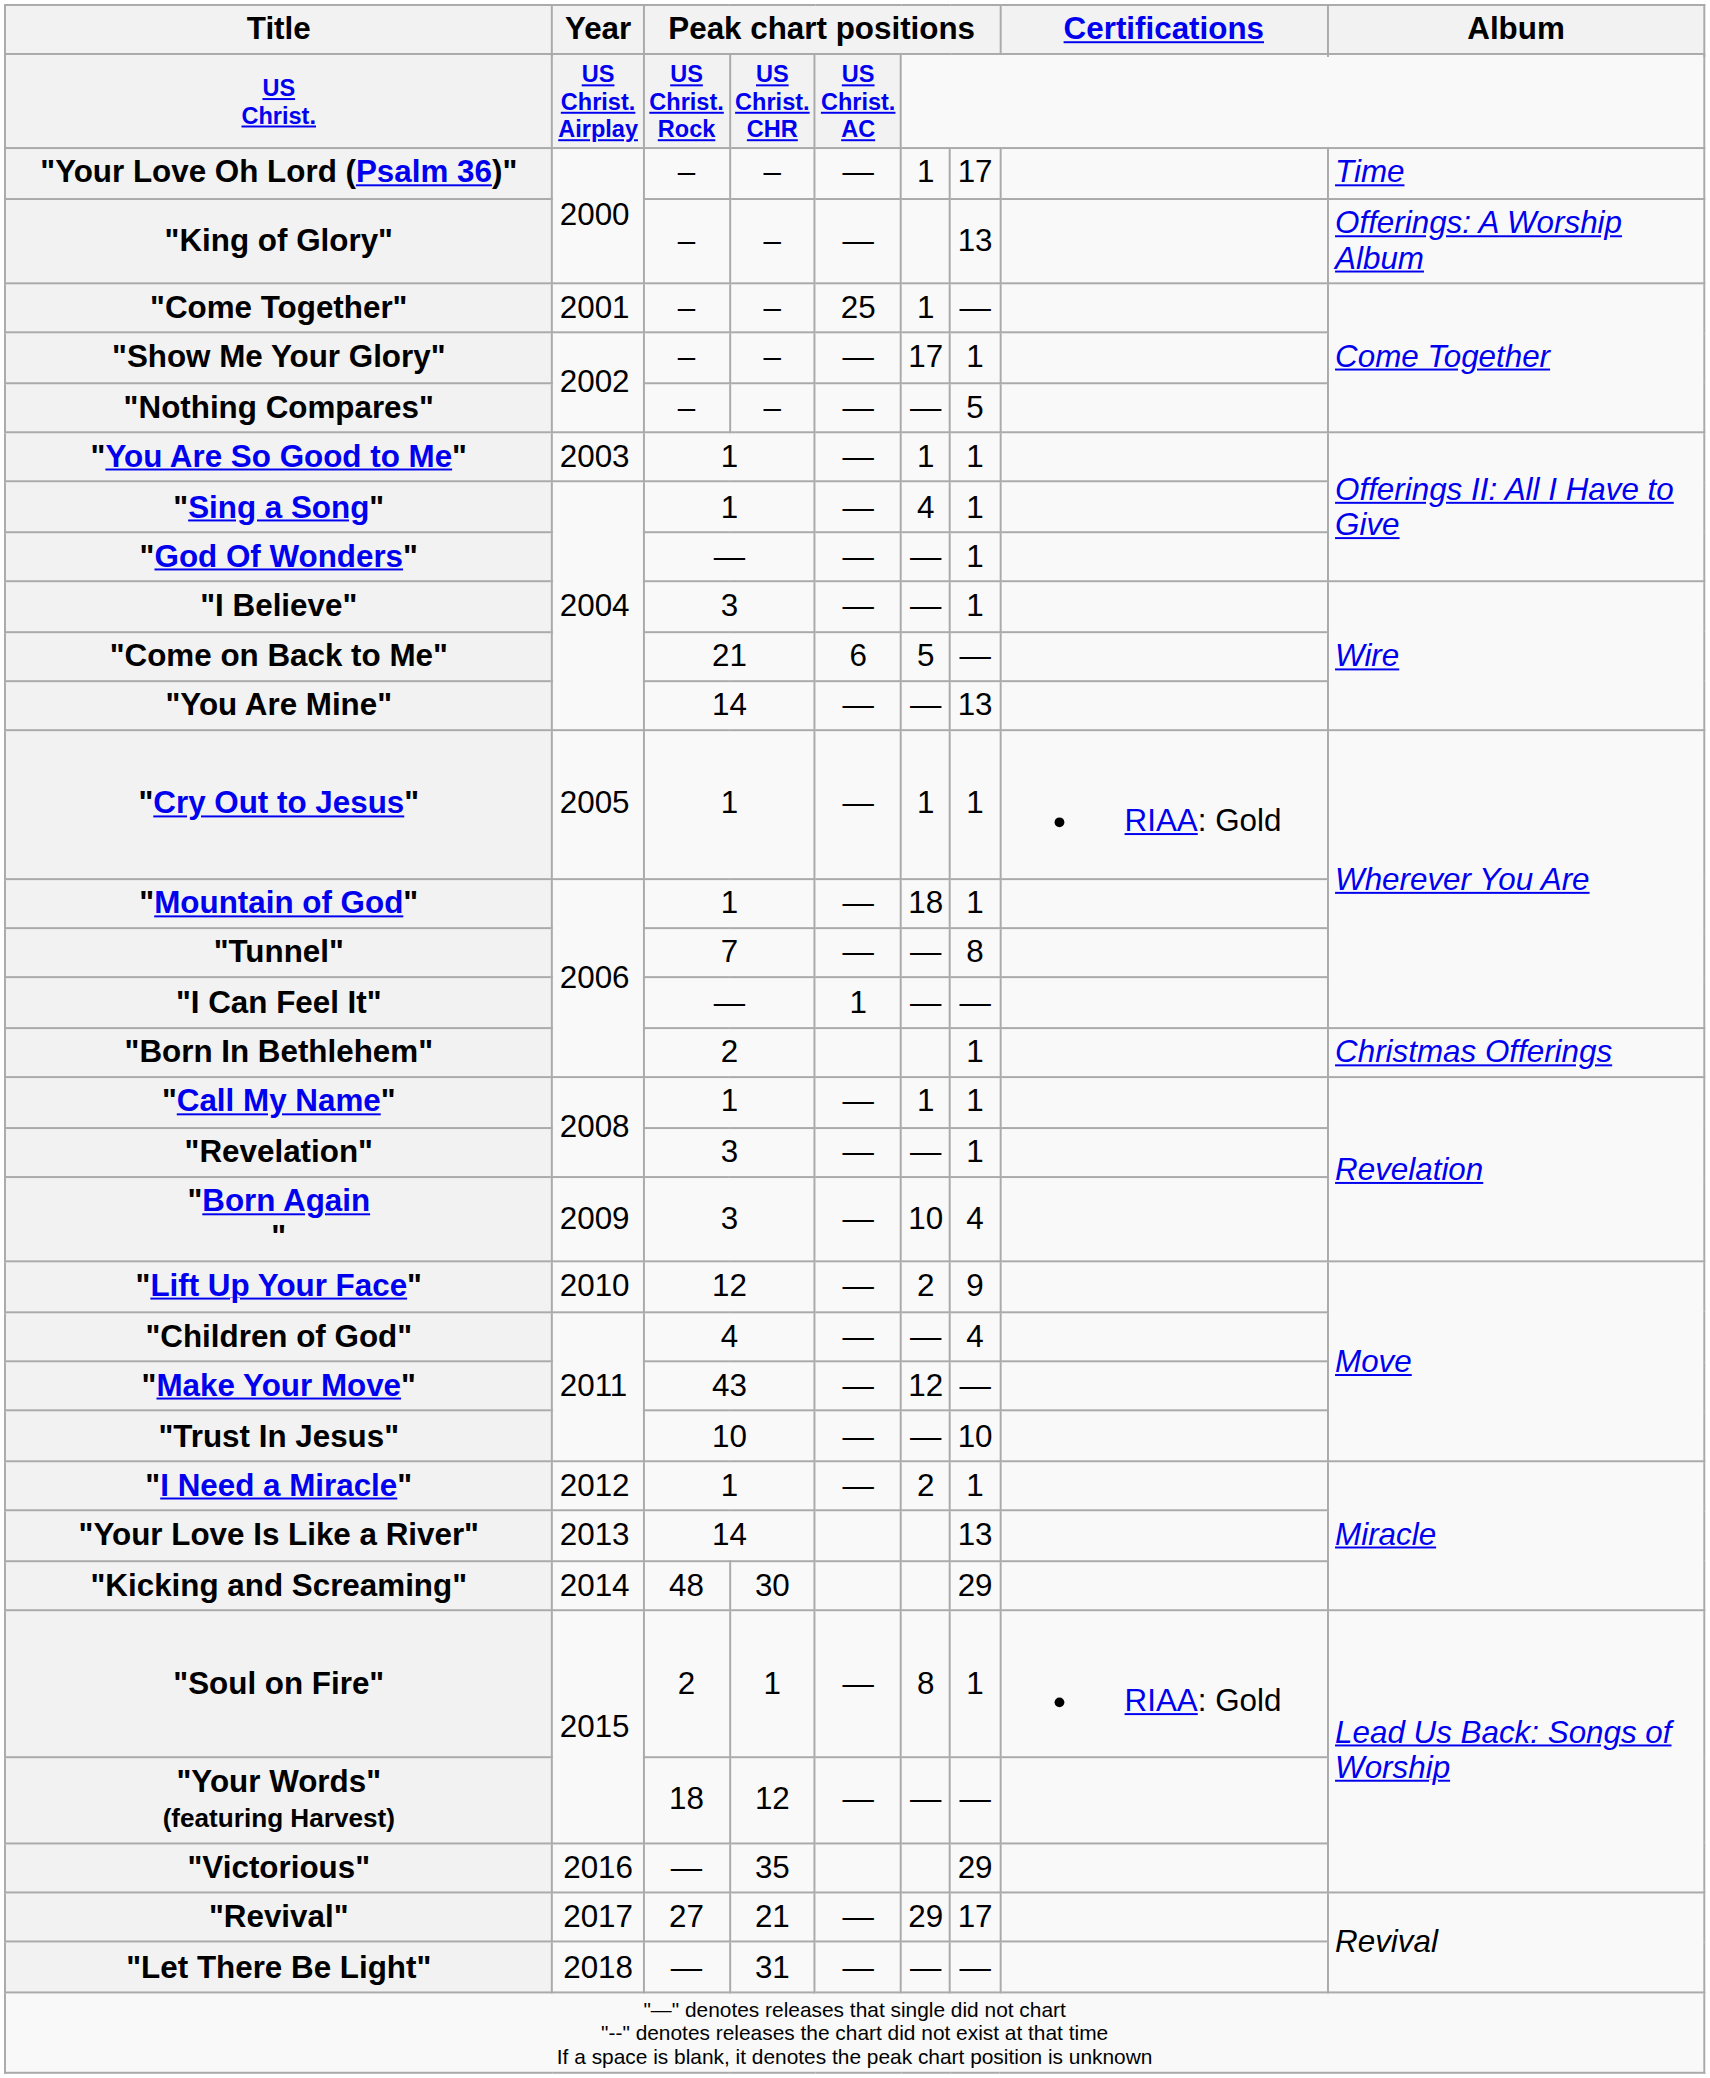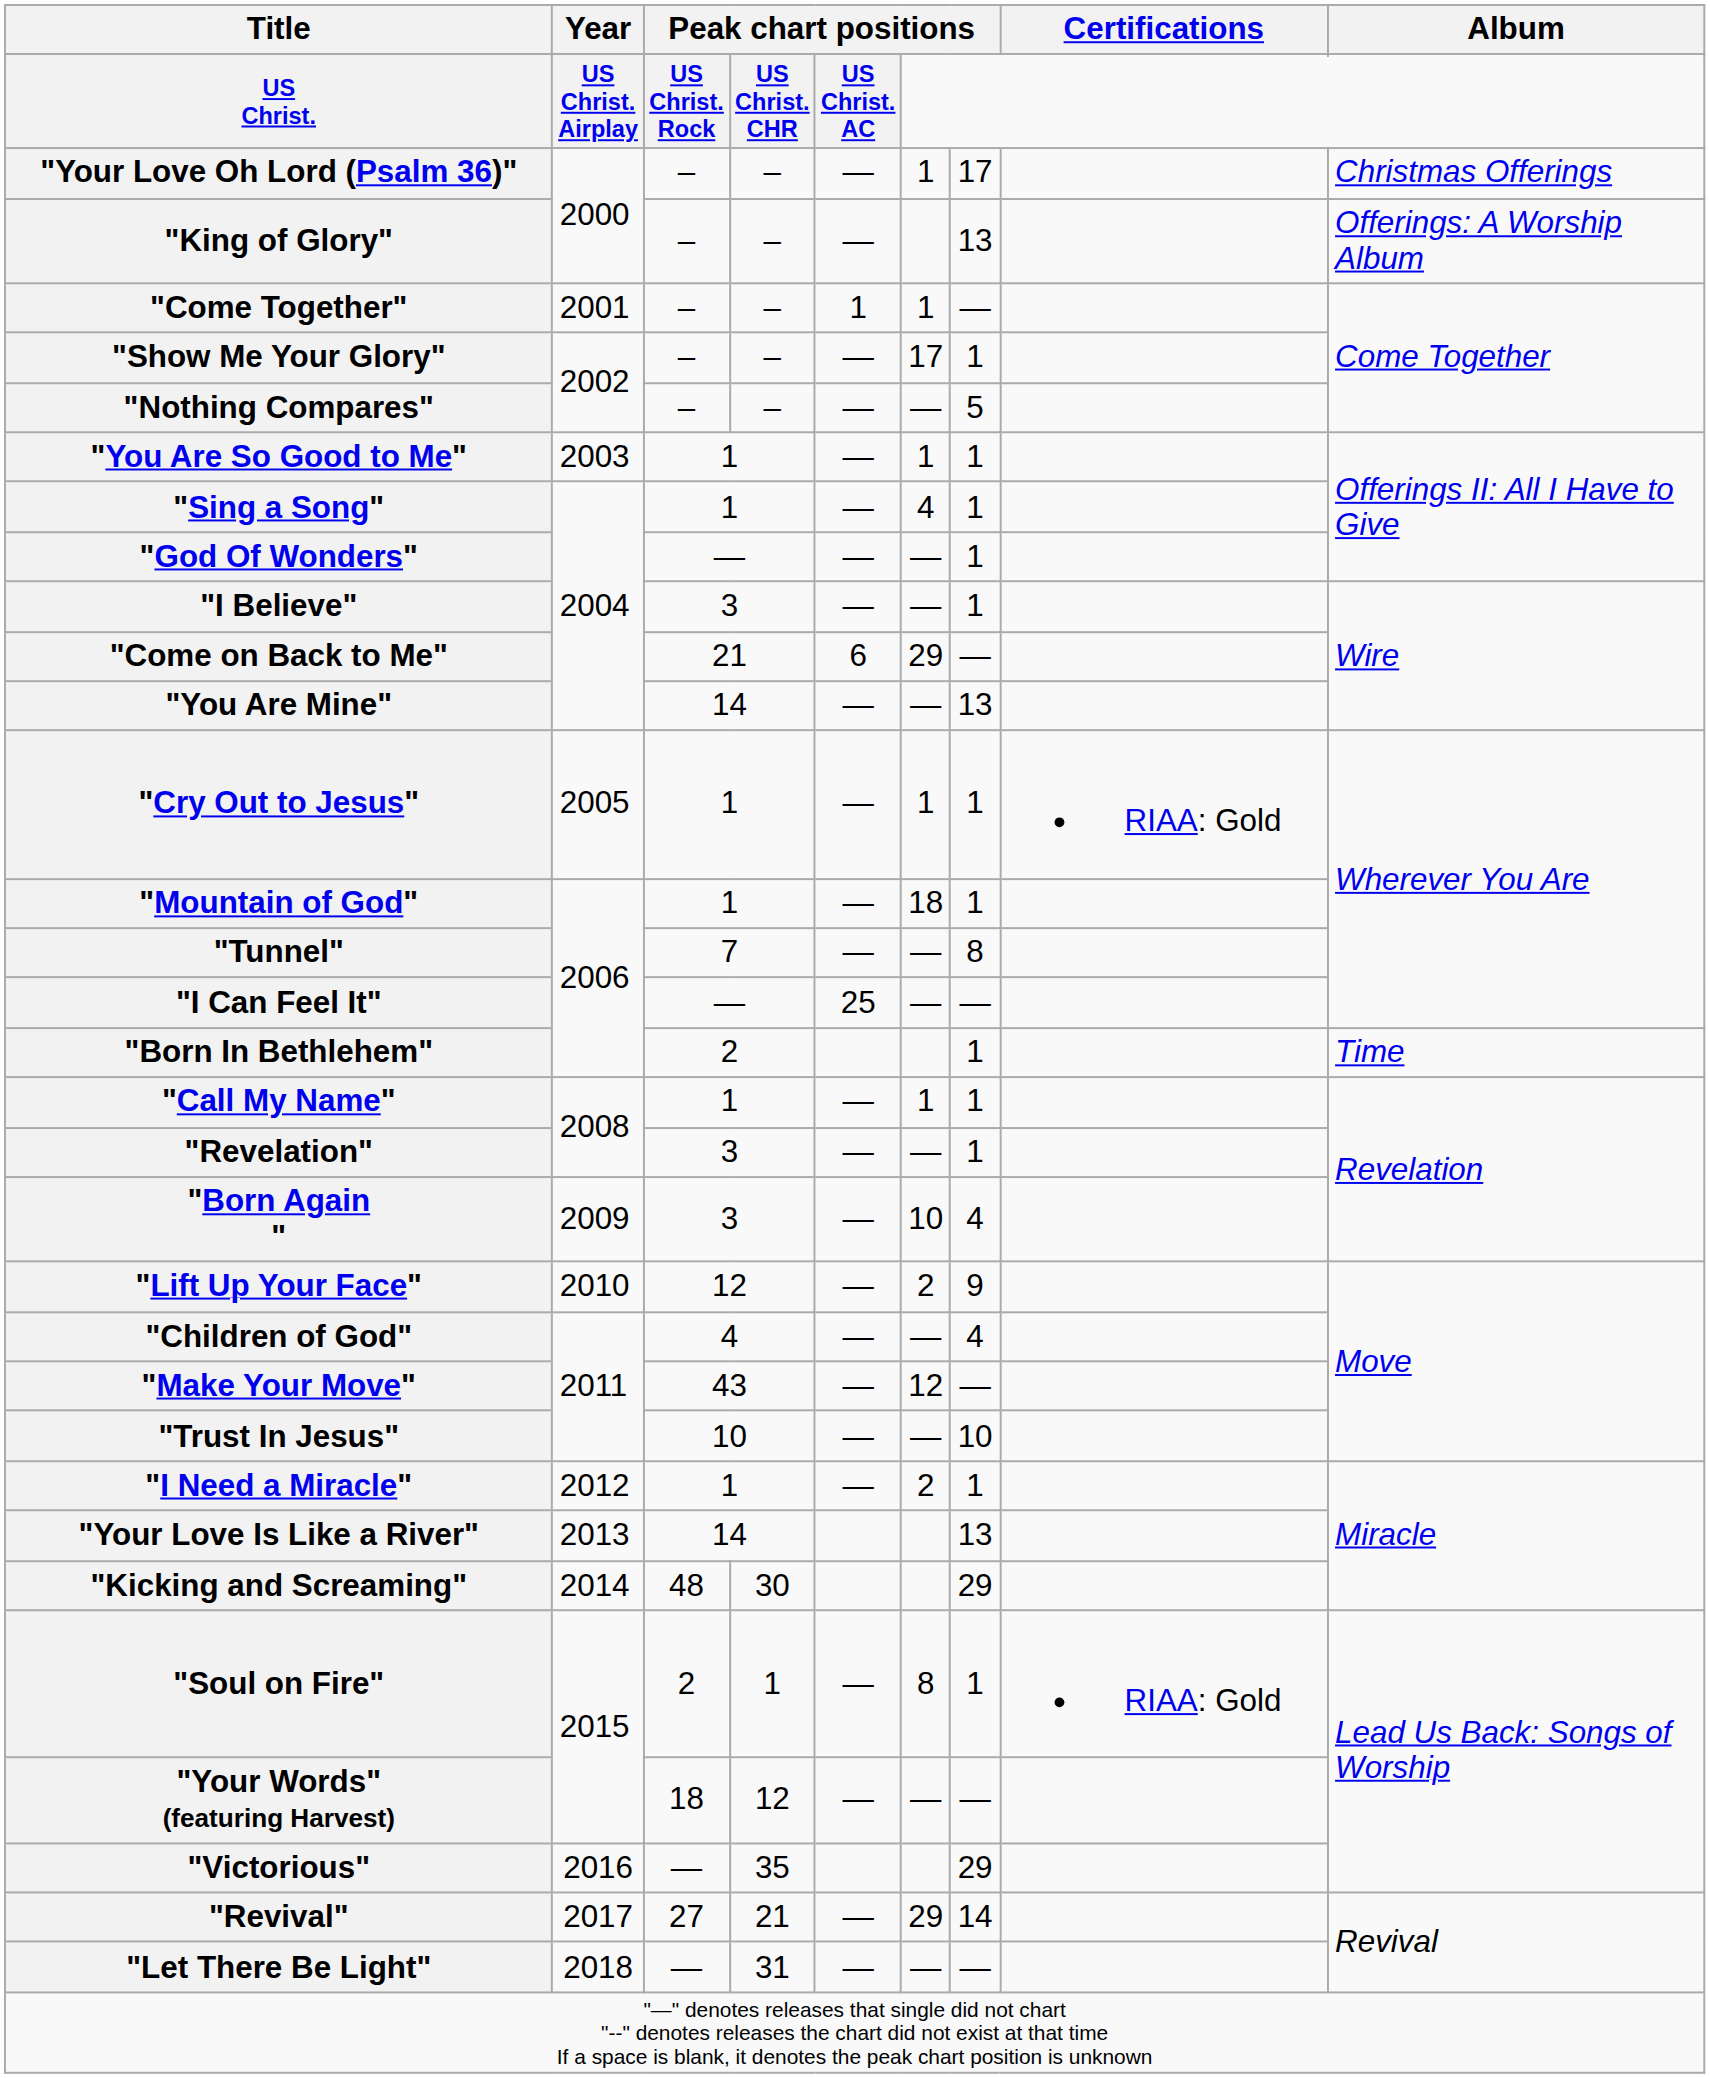(1370, 172) Time -> (1474, 172) Christmas Offerings
(858, 307) 25 -> (858, 307) 1
(926, 655) 5 -> (926, 655) 29
(858, 1002) 1 -> (858, 1002) 25
(1474, 1052) Christmas Offerings -> (1370, 1052) Time
(975, 1916) 17 -> (975, 1916) 14
